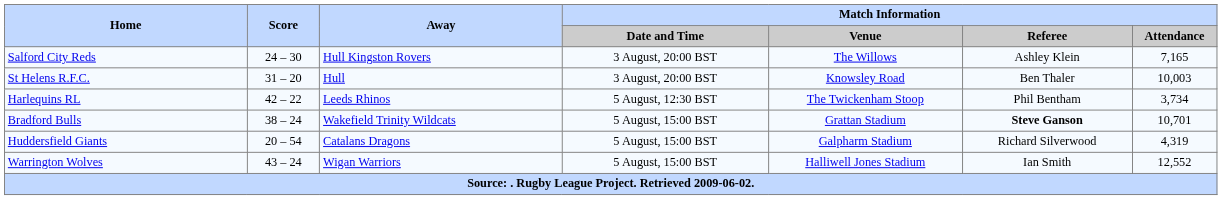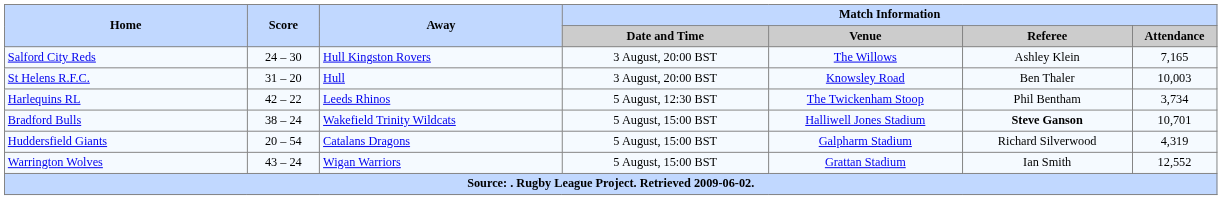(865, 120) Grattan Stadium -> (865, 120) Halliwell Jones Stadium
(865, 162) Halliwell Jones Stadium -> (865, 162) Grattan Stadium
